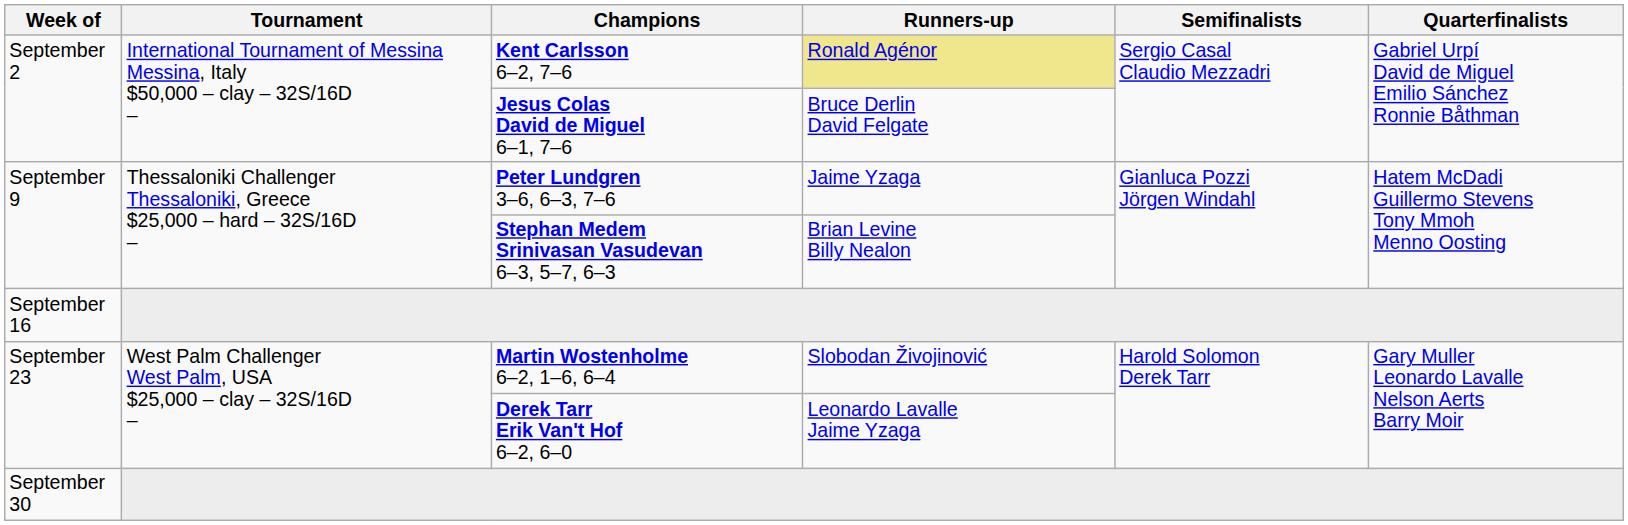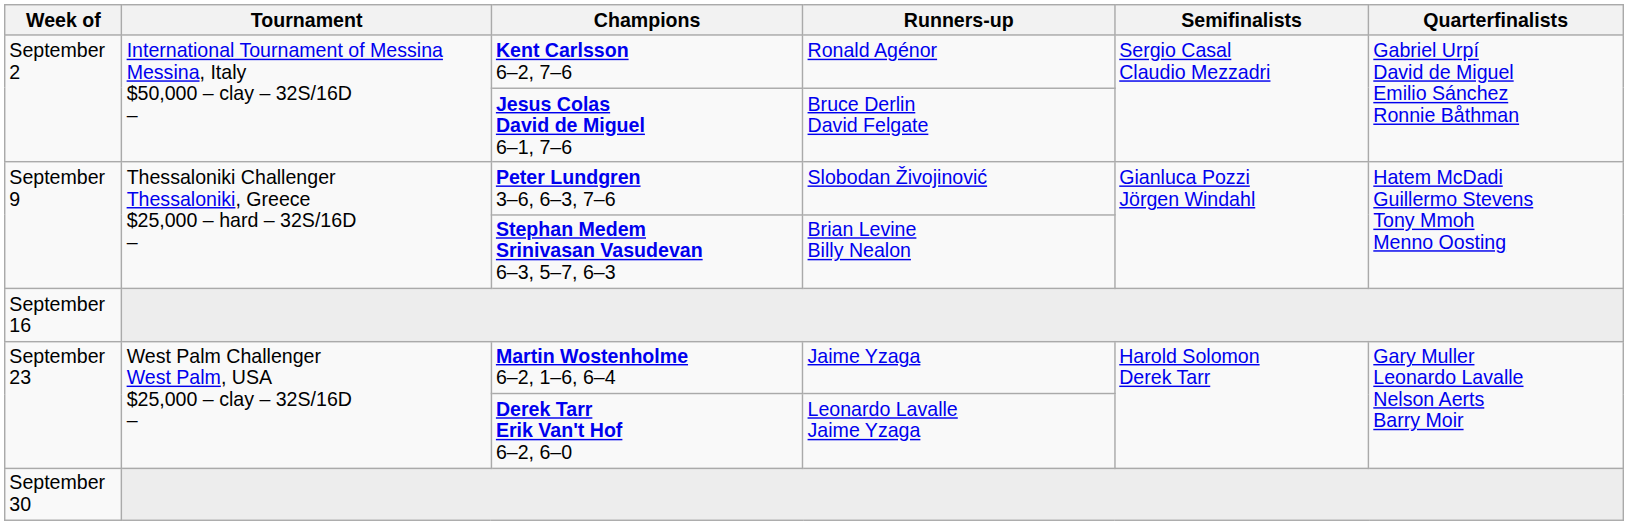(872, 51) khaki background -> (872, 51) no background
(864, 177) Jaime Yzaga -> (897, 177) Slobodan Živojinović
(897, 356) Slobodan Živojinović -> (864, 356) Jaime Yzaga
